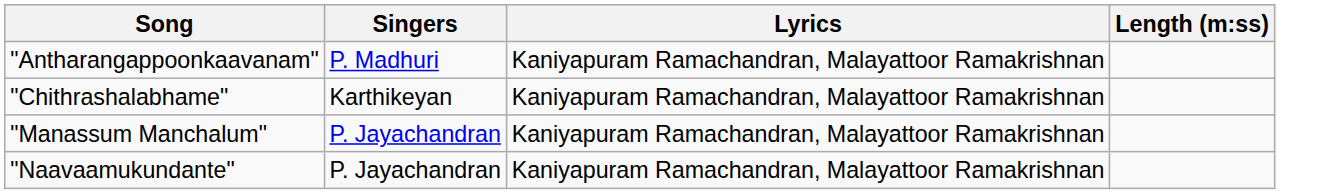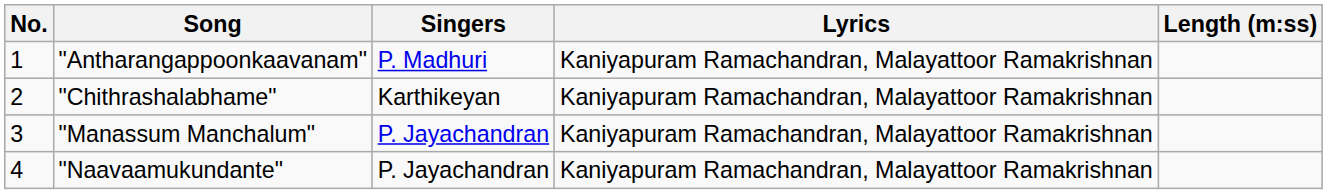+ column: (29, 23)
